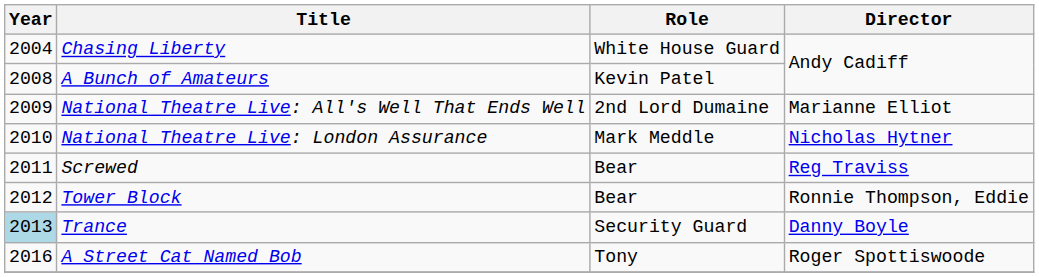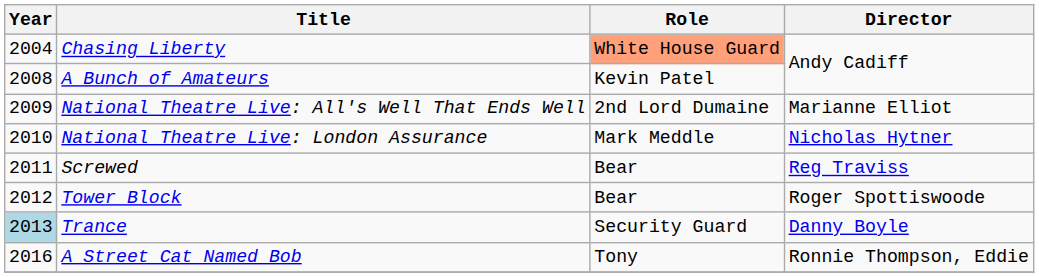(687, 49) no background -> (687, 49) lightsalmon background
(909, 198) Ronnie Thompson, Eddie -> (887, 198) Roger Spottiswoode
(887, 257) Roger Spottiswoode -> (909, 257) Ronnie Thompson, Eddie
